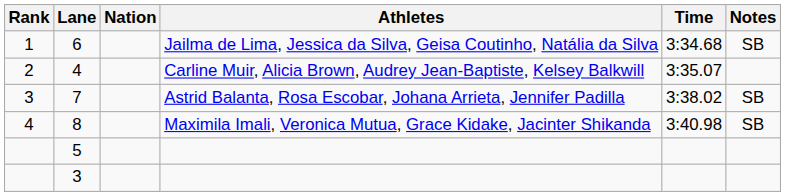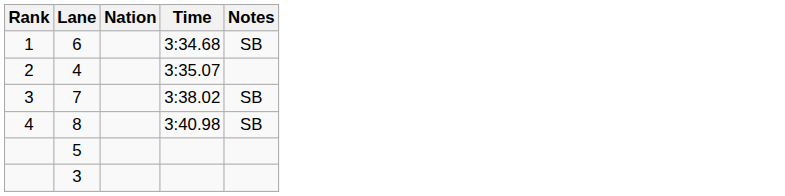- column: (411, 17)
